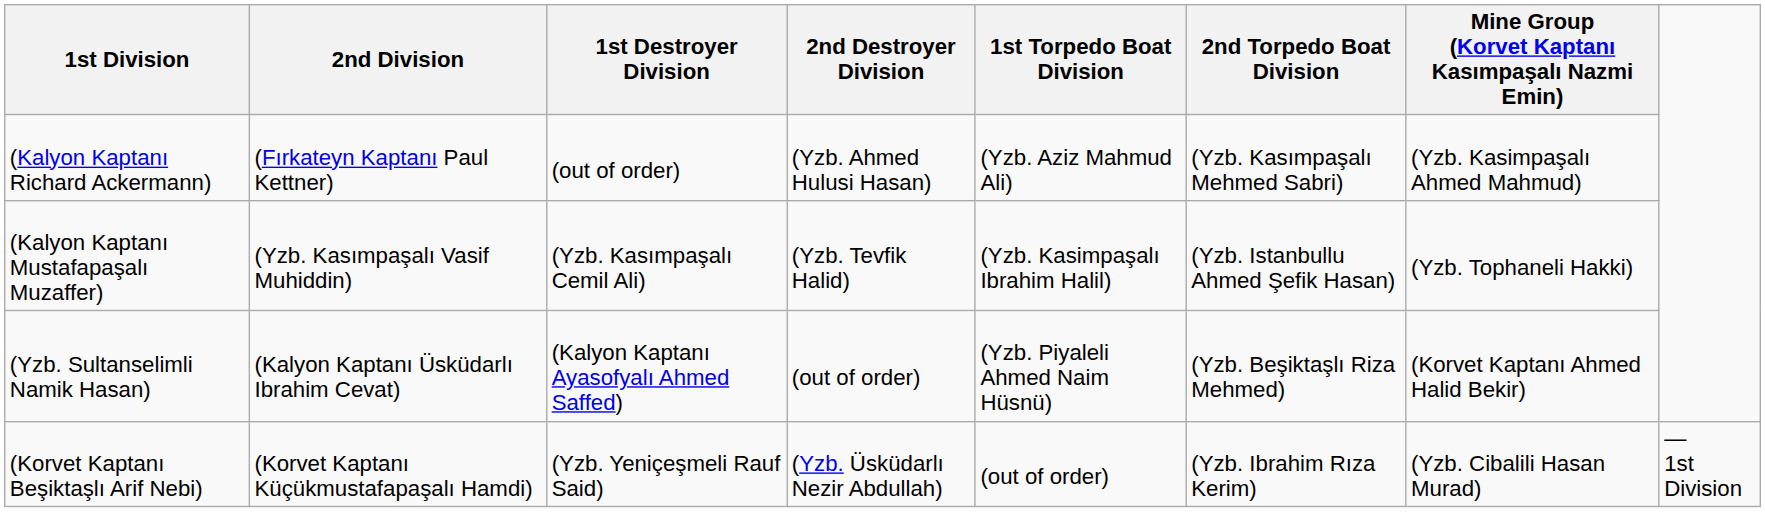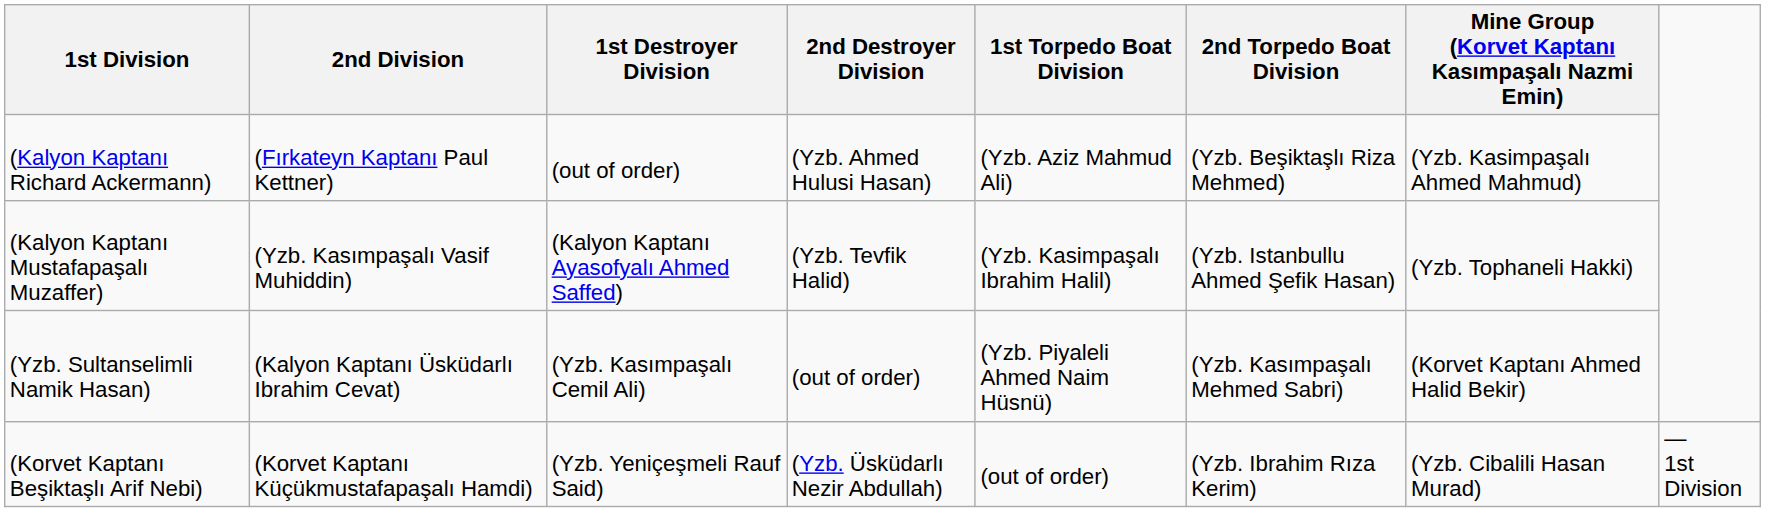(1281, 169) (Yzb. Kasımpaşalı Mehmed Sabri) -> (1293, 169) (Yzb. Beşiktaşlı Riza Mehmed)
(642, 267) (Yzb. Kasımpaşalı Cemil Ali) -> (640, 267) (Kalyon Kaptanı Ayasofyalı Ahmed Saffed)
(640, 378) (Kalyon Kaptanı Ayasofyalı Ahmed Saffed) -> (642, 378) (Yzb. Kasımpaşalı Cemil Ali)
(1293, 378) (Yzb. Beşiktaşlı Riza Mehmed) -> (1281, 378) (Yzb. Kasımpaşalı Mehmed Sabri)
